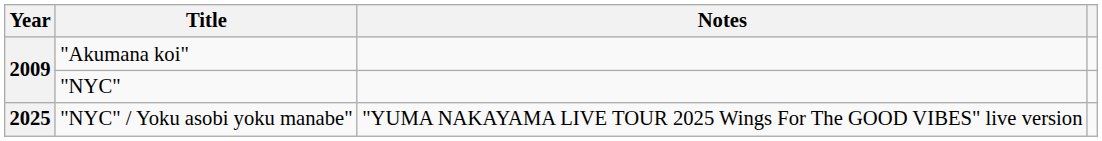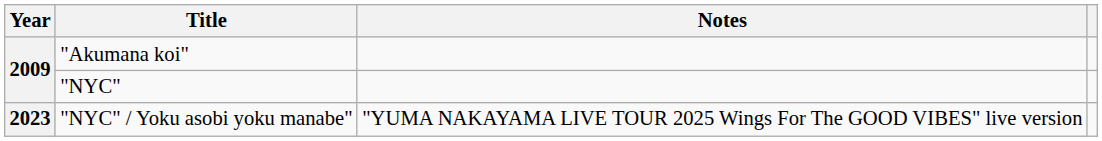(30, 119) 2025 -> (30, 119) 2023
